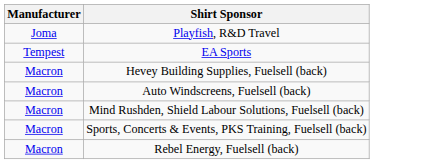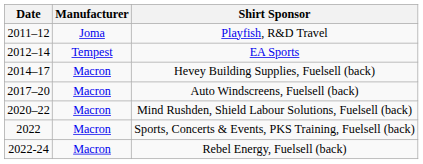+ column: (28, 14)
